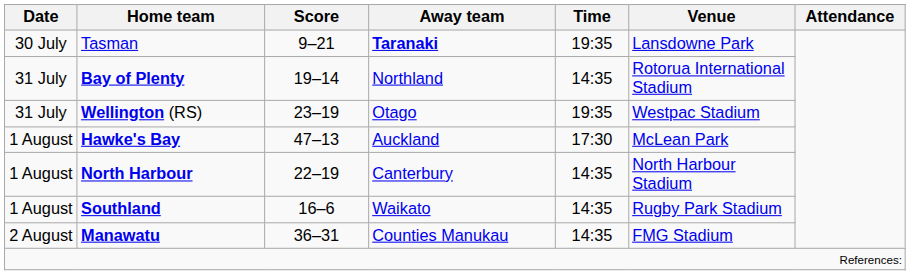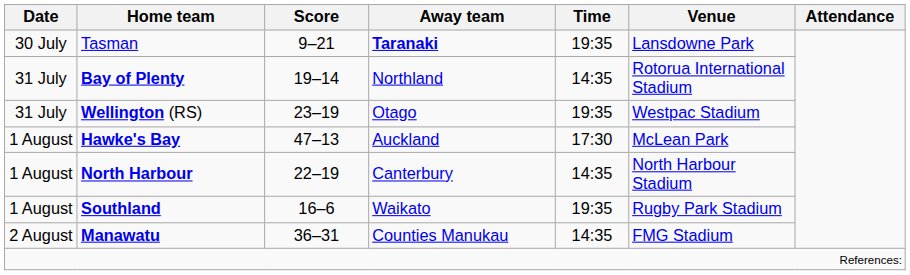(592, 209) 14:35 -> (592, 209) 19:35
